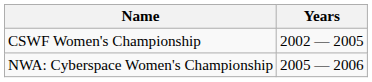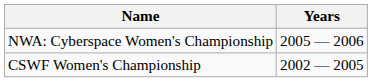rows swapped: (104, 40) <-> (141, 64)
